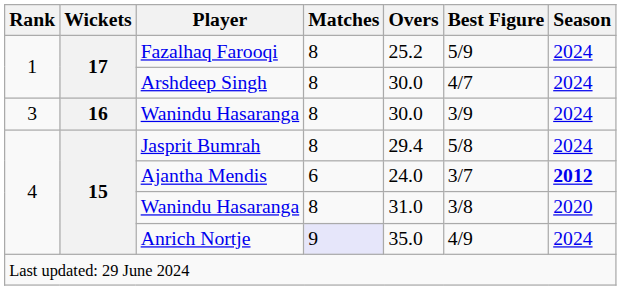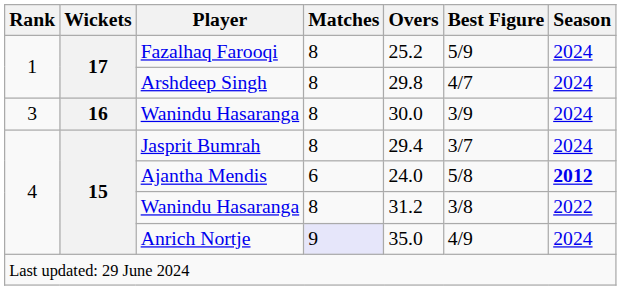(406, 82) 30.0 -> (406, 82) 29.8
(460, 144) 5/8 -> (460, 144) 3/7
(460, 176) 3/7 -> (460, 176) 5/8
(406, 207) 31.0 -> (406, 207) 31.2
(573, 207) 2020 -> (573, 207) 2022
